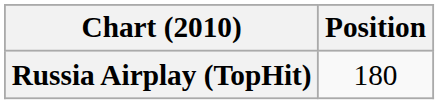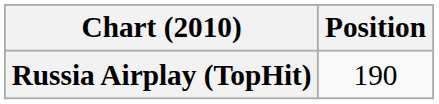(376, 74) 180 -> (376, 74) 190
